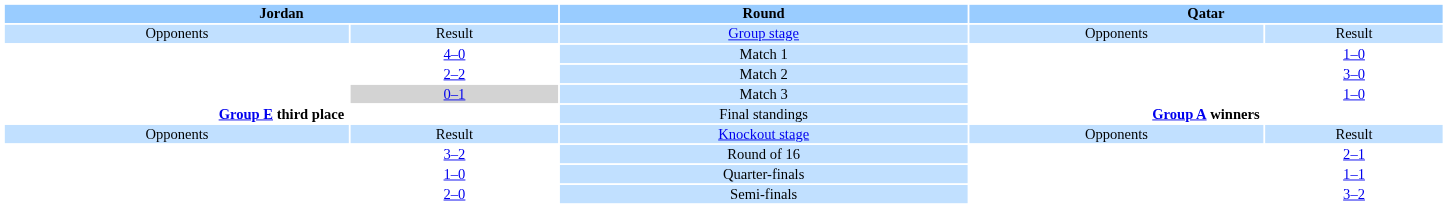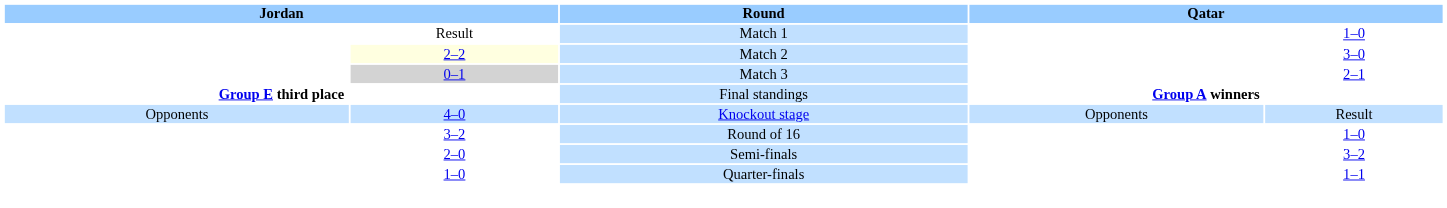- row: (764, 33)
(454, 54) 4–0 -> (454, 33) Result
(454, 74) no background -> (454, 54) lightyellow background
(1354, 94) 1–0 -> (1354, 74) 2–1
(454, 134) Result -> (454, 114) 4–0
(1354, 154) 2–1 -> (1354, 134) 1–0
rows swapped: (764, 174) <-> (764, 194)
